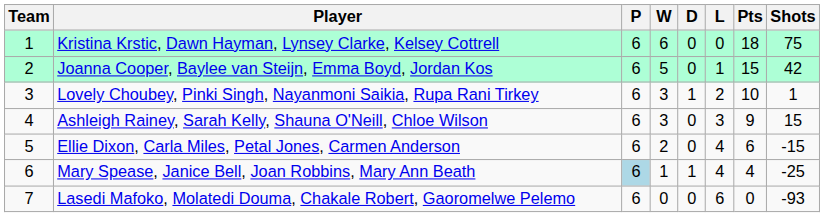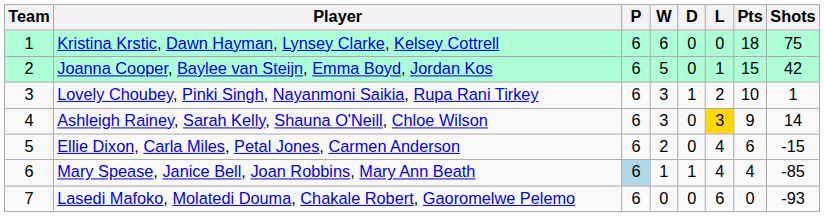(720, 120) no background -> (720, 120) gold background
(793, 120) 15 -> (793, 120) 14
(793, 172) -25 -> (793, 172) -85
